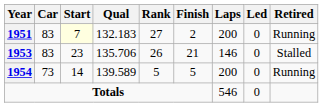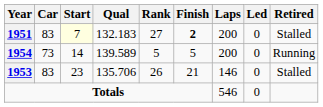(193, 33) normal -> (193, 33) bold
(294, 33) Running -> (294, 33) Stalled
rows swapped: (20, 53) <-> (20, 72)
